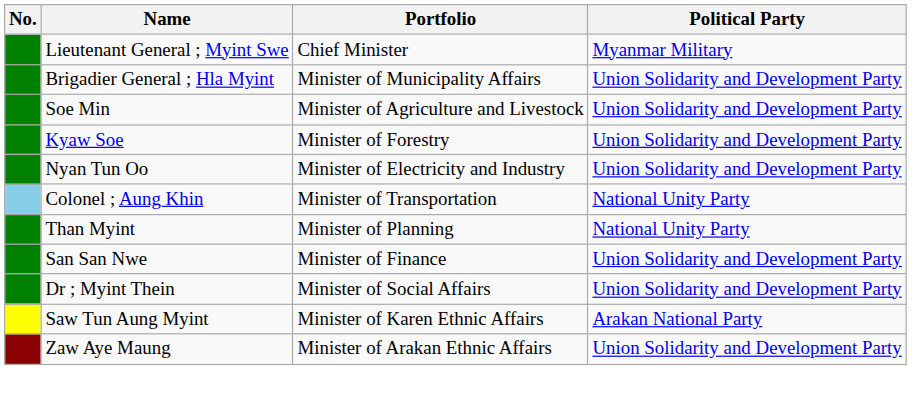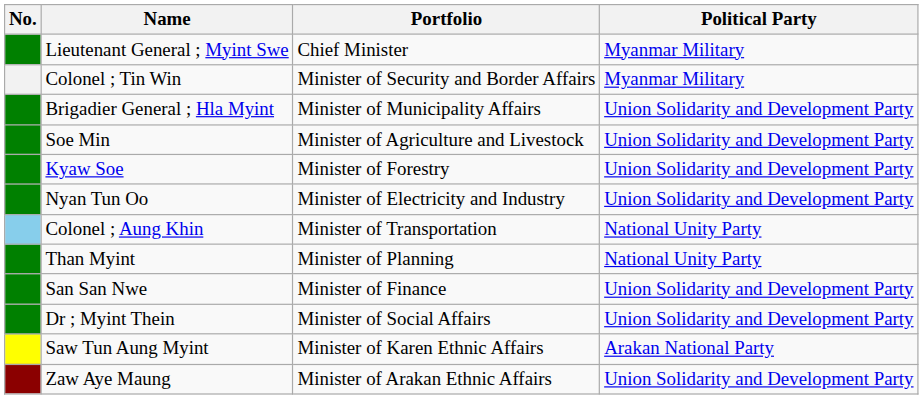+ row: (113, 79)
